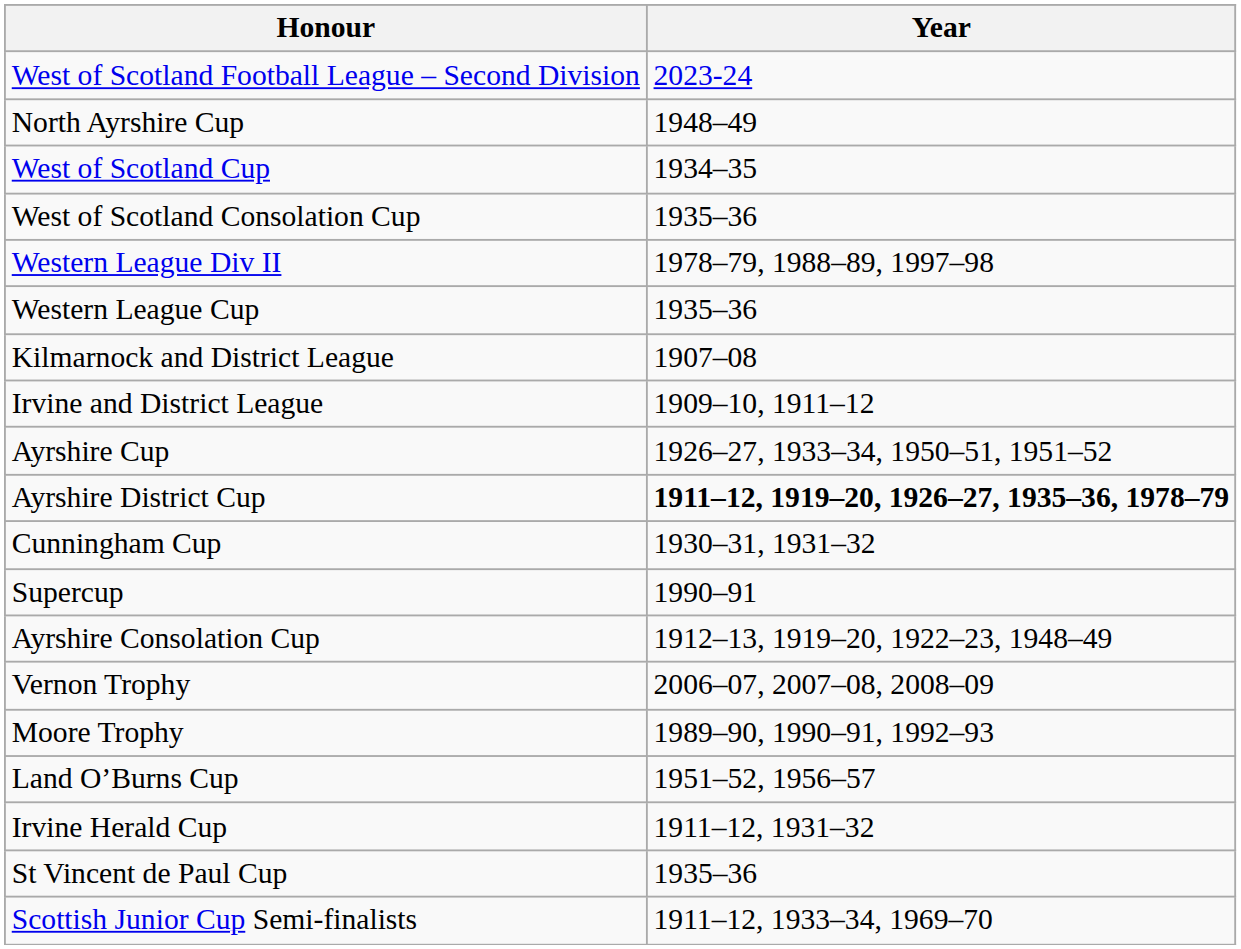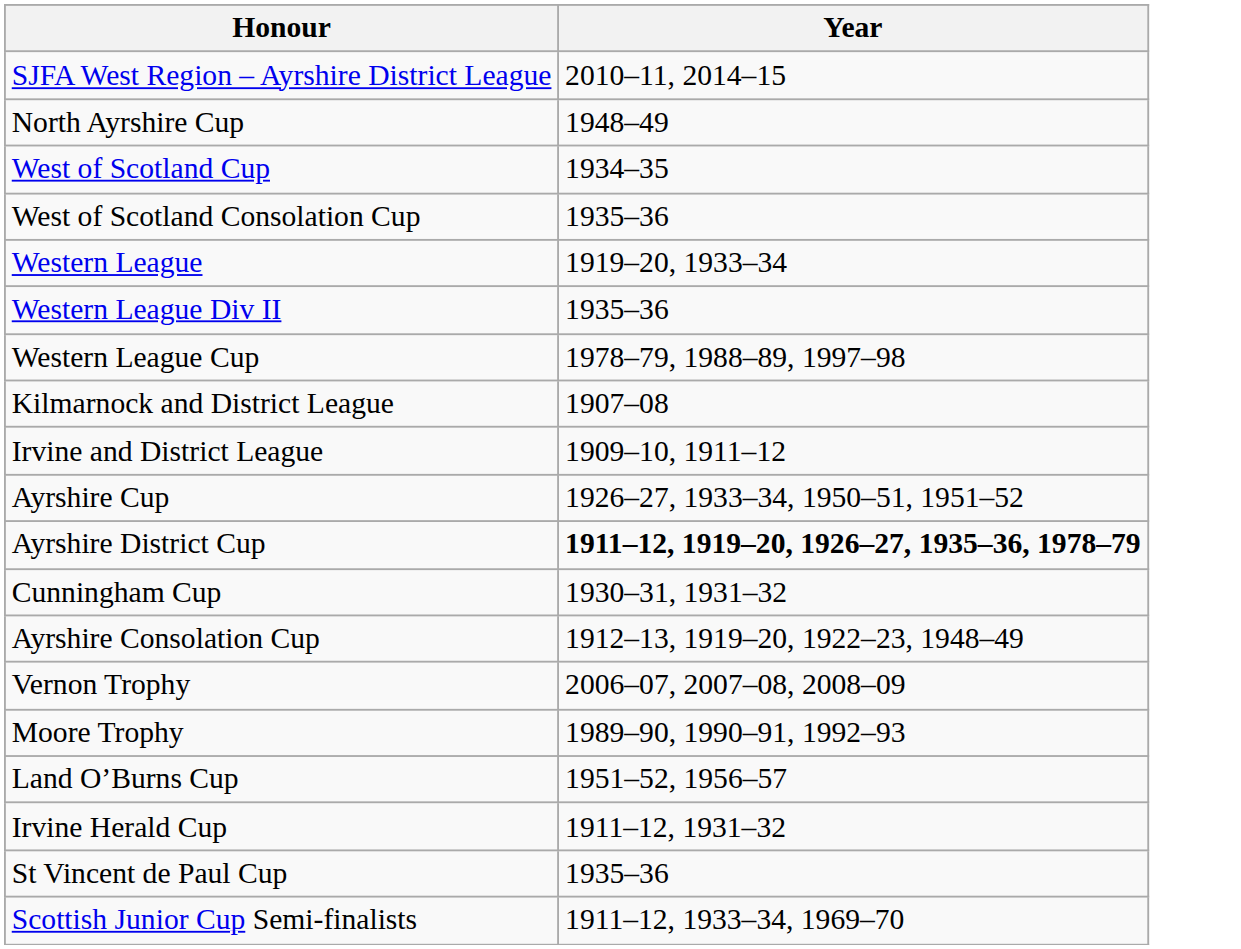- row: (326, 74)
+ row: (282, 74)
+ row: (107, 262)
(824, 262) 1978–79, 1988–89, 1997–98 -> (617, 309) 1935–36
(705, 309) 1935–36 -> (735, 356) 1978–79, 1988–89, 1997–98
- row: (68, 591)
